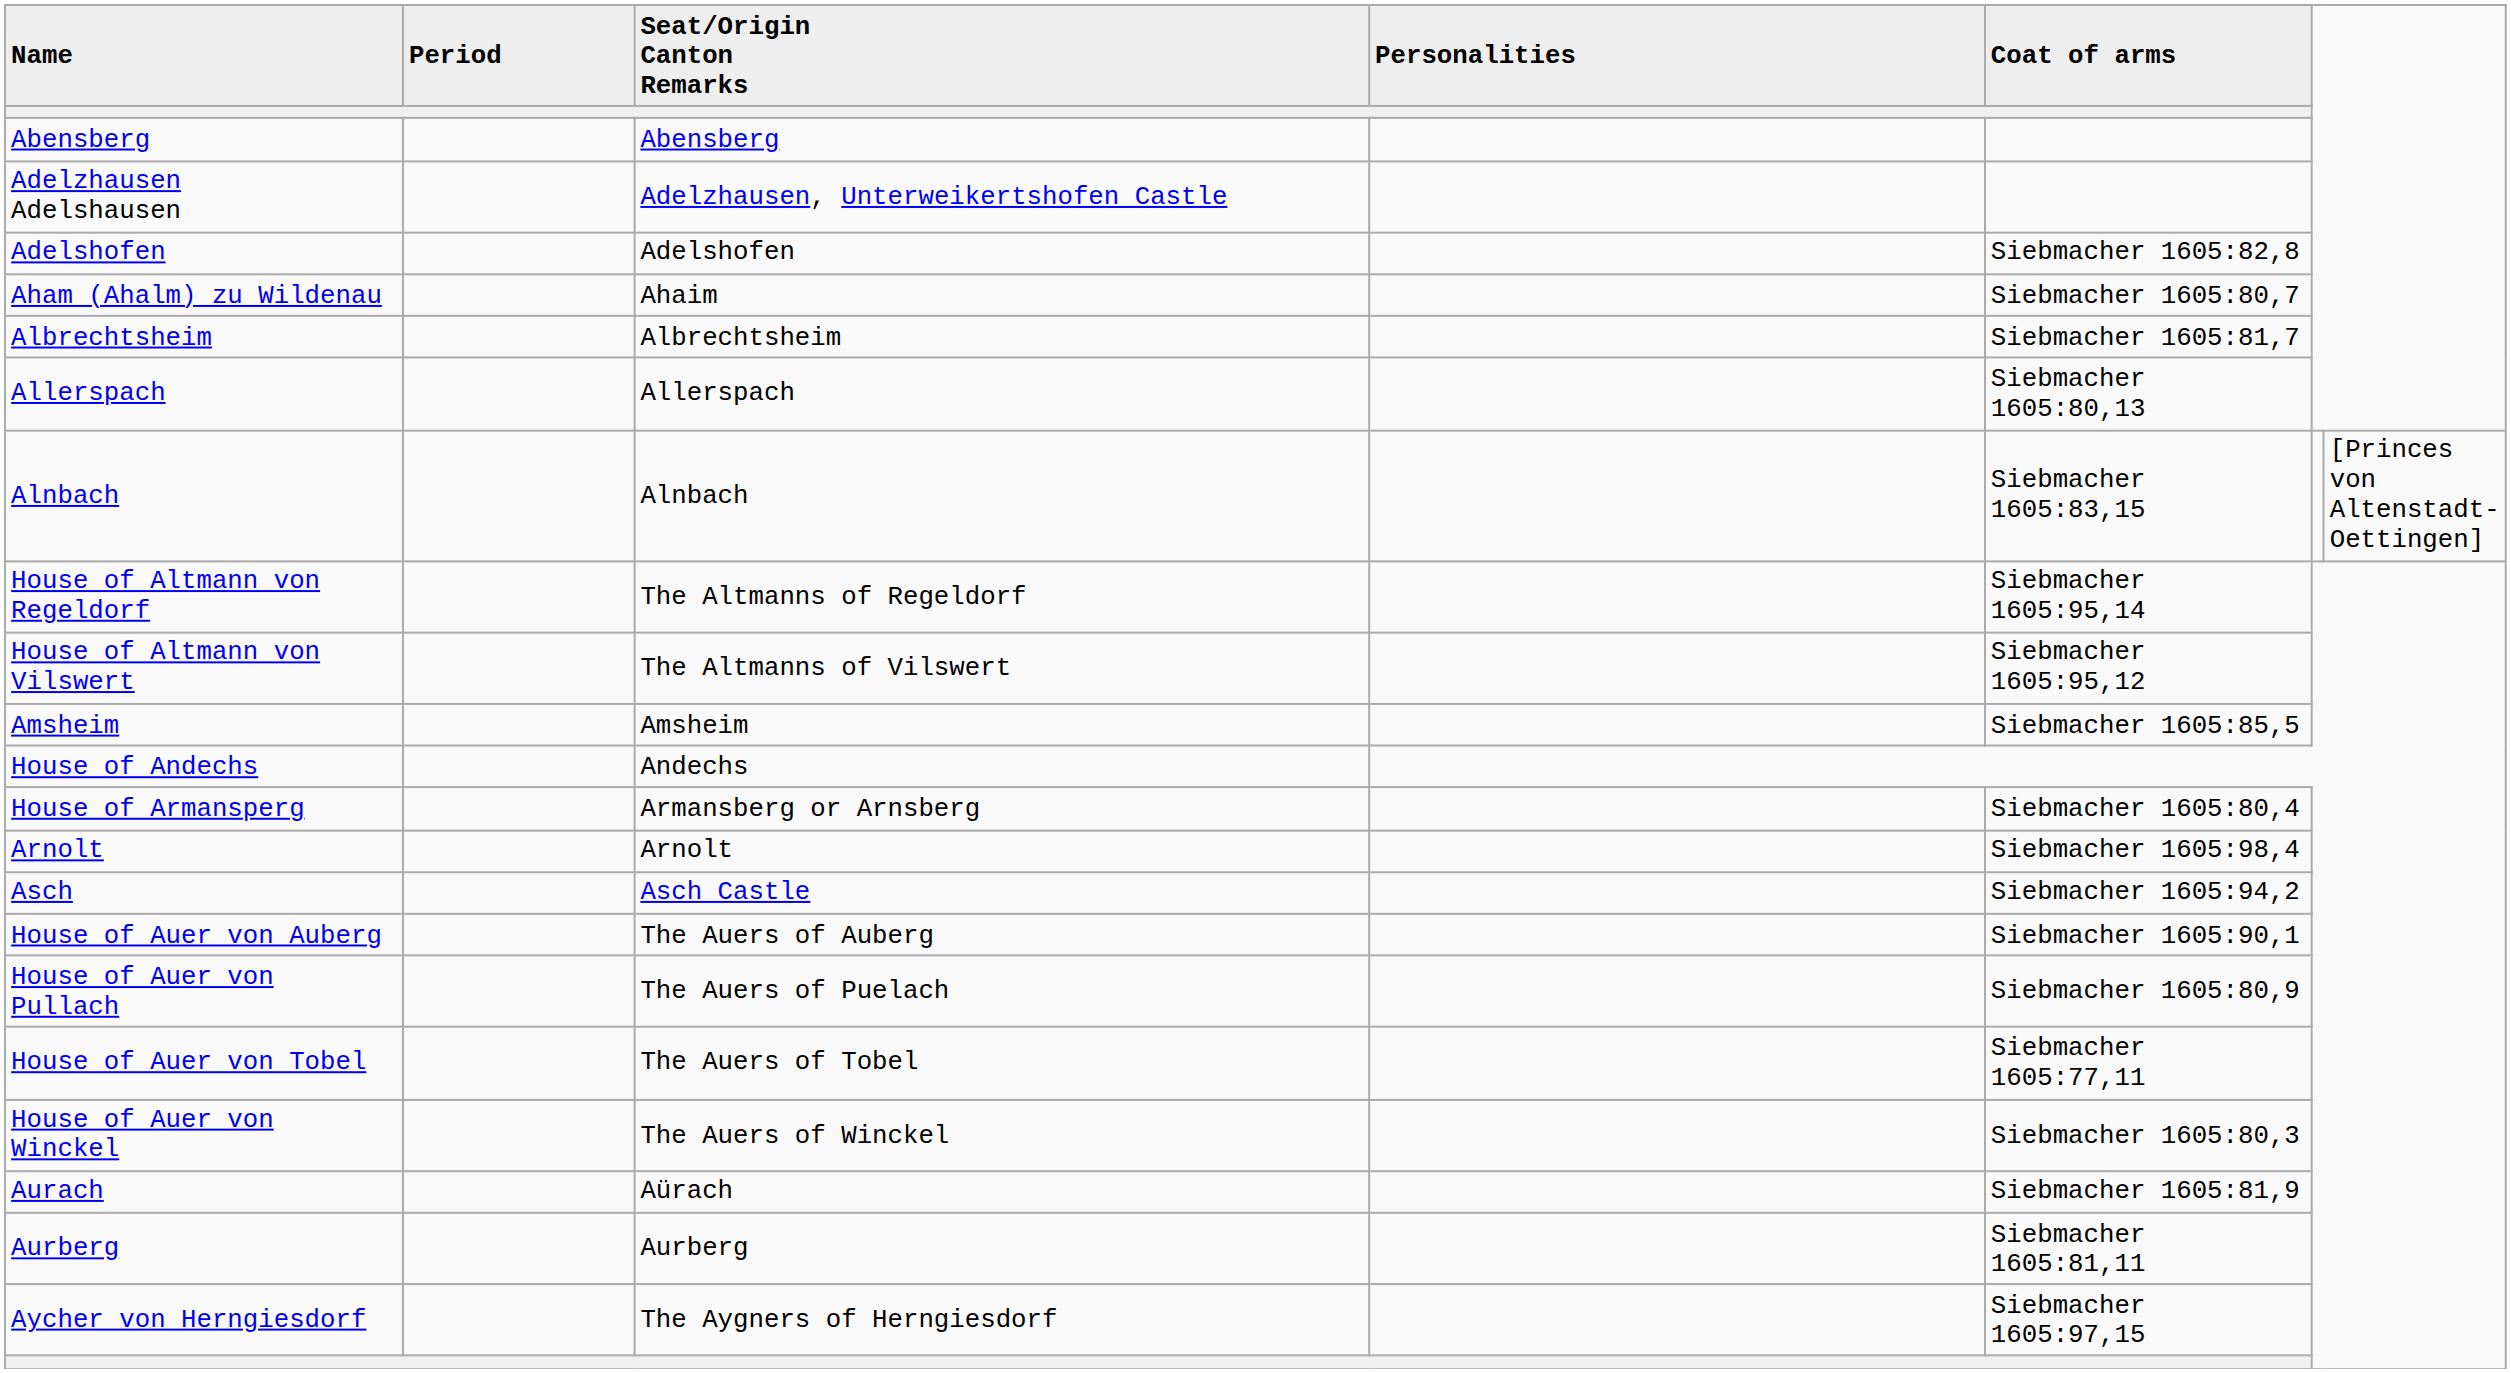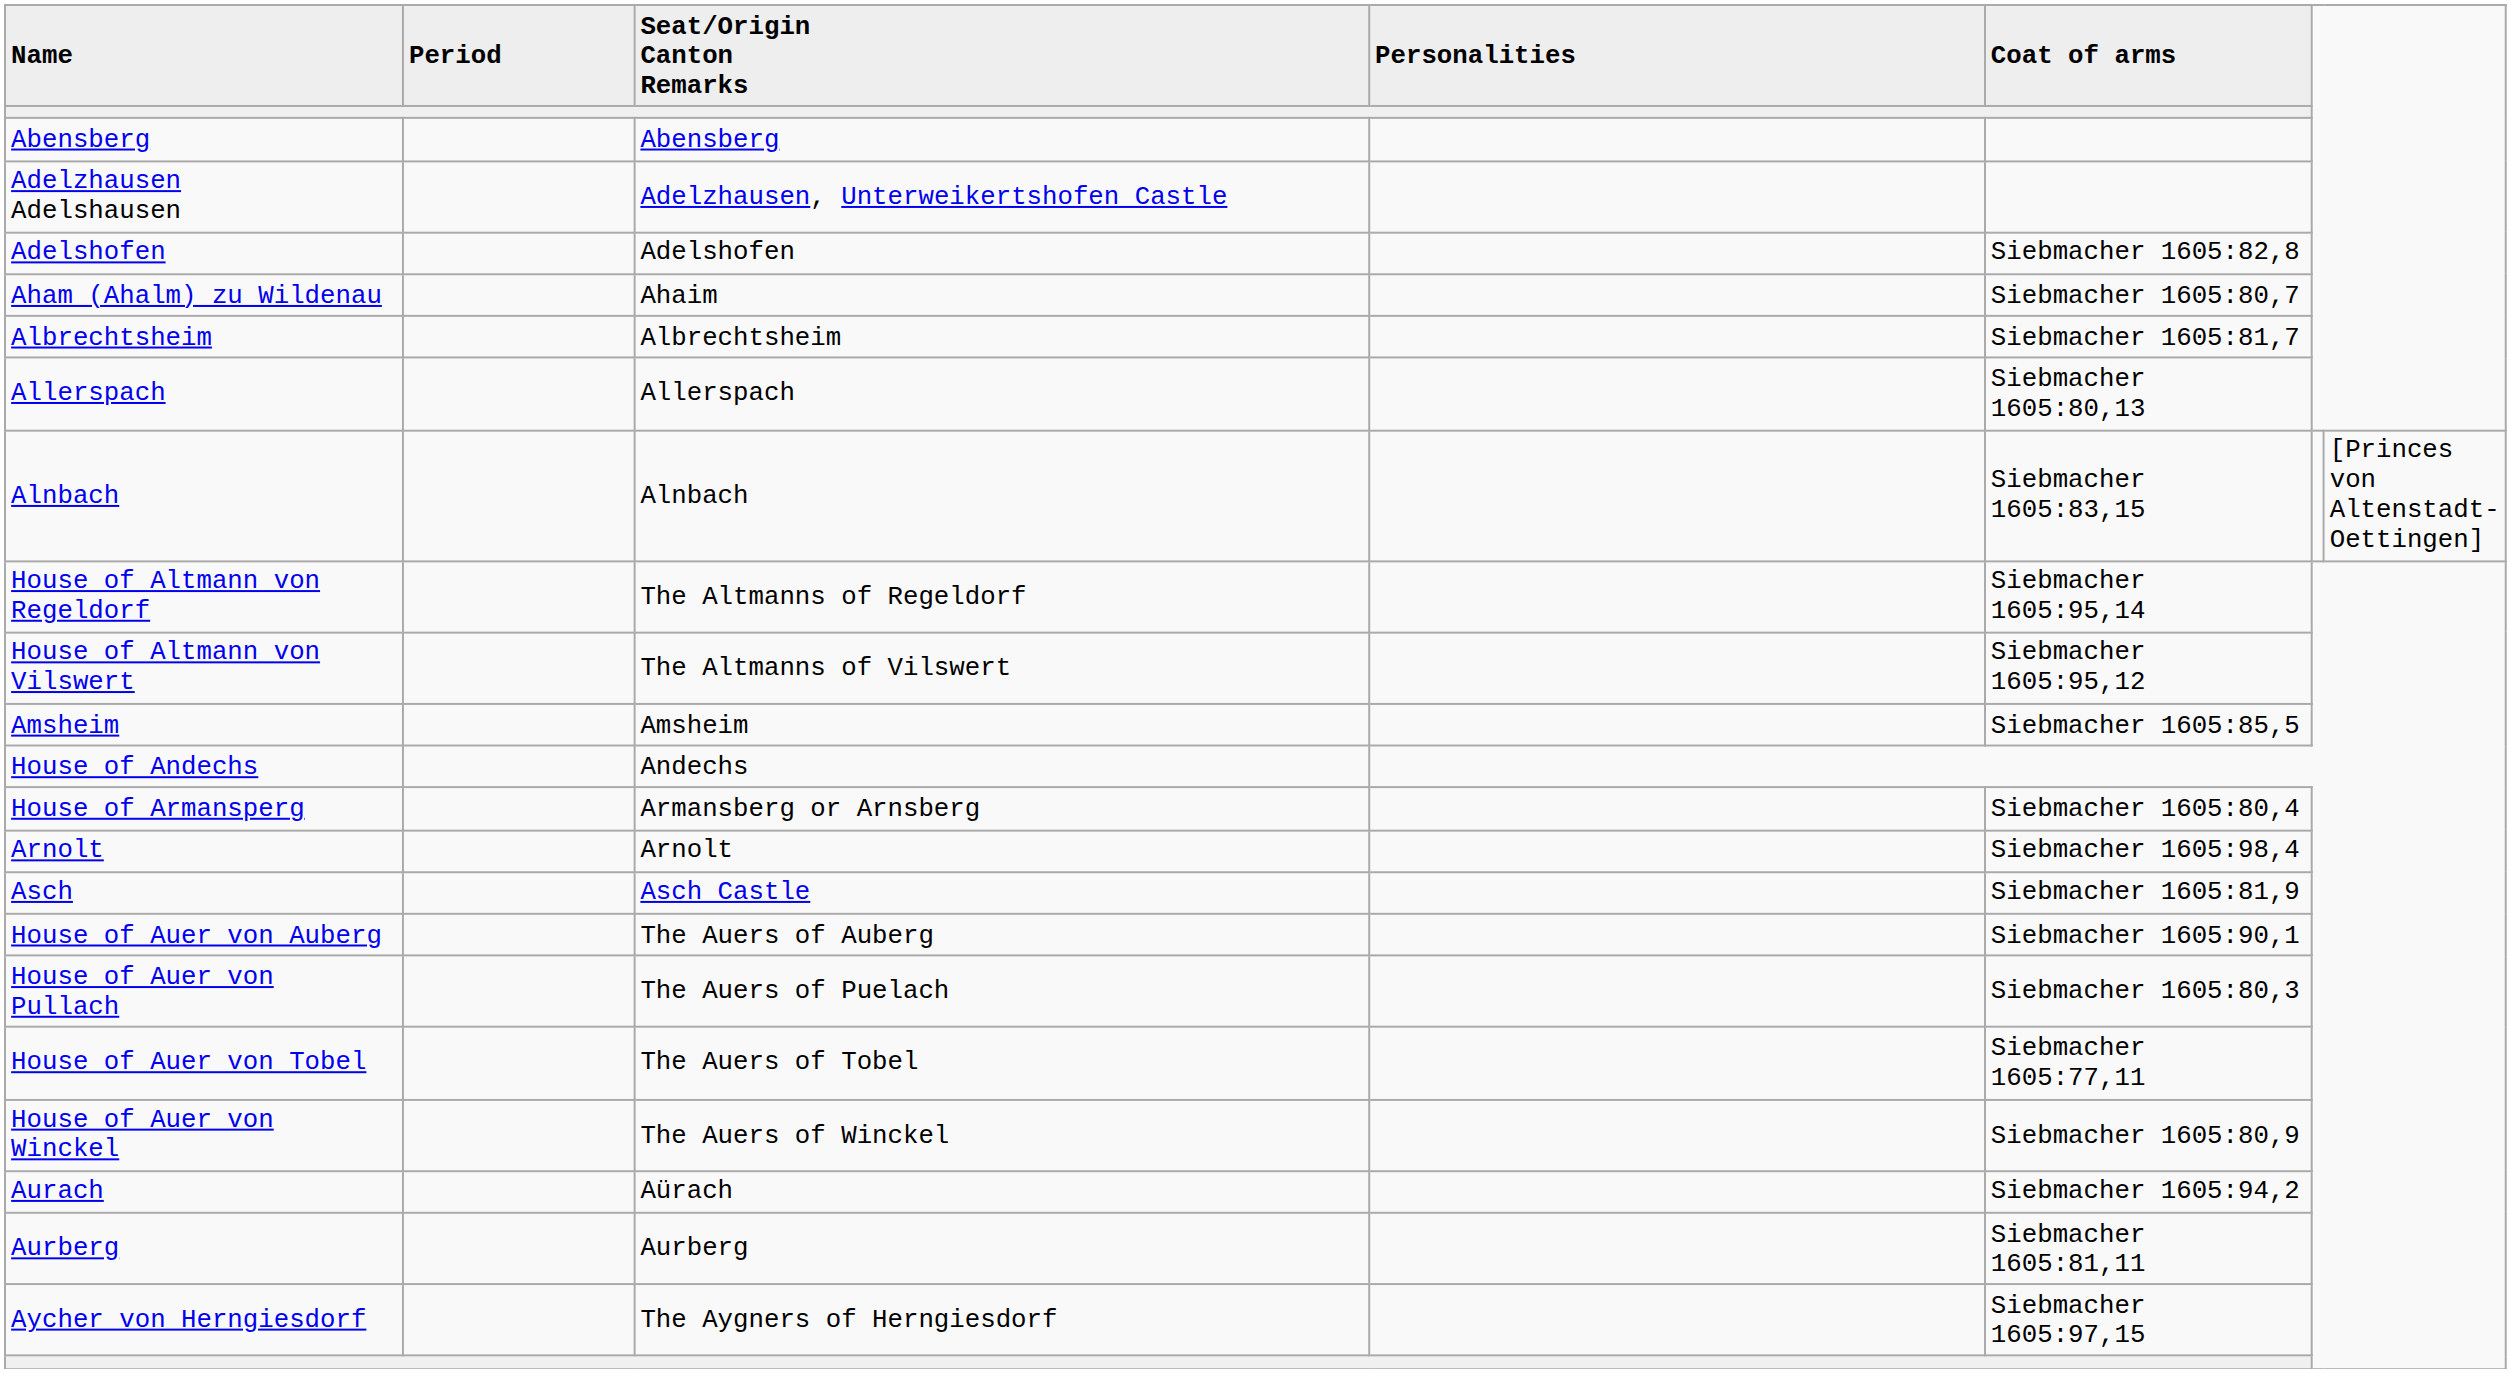(2145, 893) Siebmacher 1605:94,2 -> (2145, 893) Siebmacher 1605:81,9
(2145, 992) Siebmacher 1605:80,9 -> (2145, 992) Siebmacher 1605:80,3
(2145, 1135) Siebmacher 1605:80,3 -> (2145, 1135) Siebmacher 1605:80,9
(2145, 1192) Siebmacher 1605:81,9 -> (2145, 1192) Siebmacher 1605:94,2
